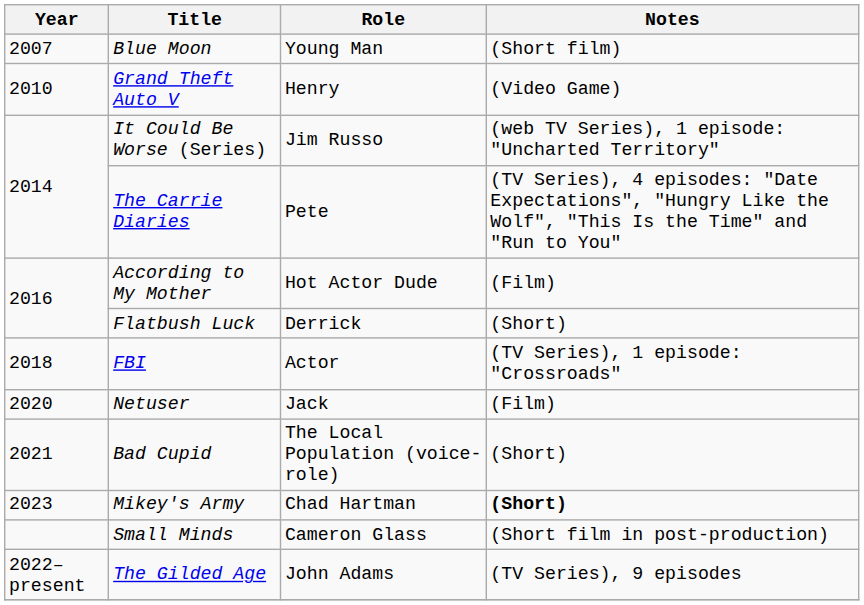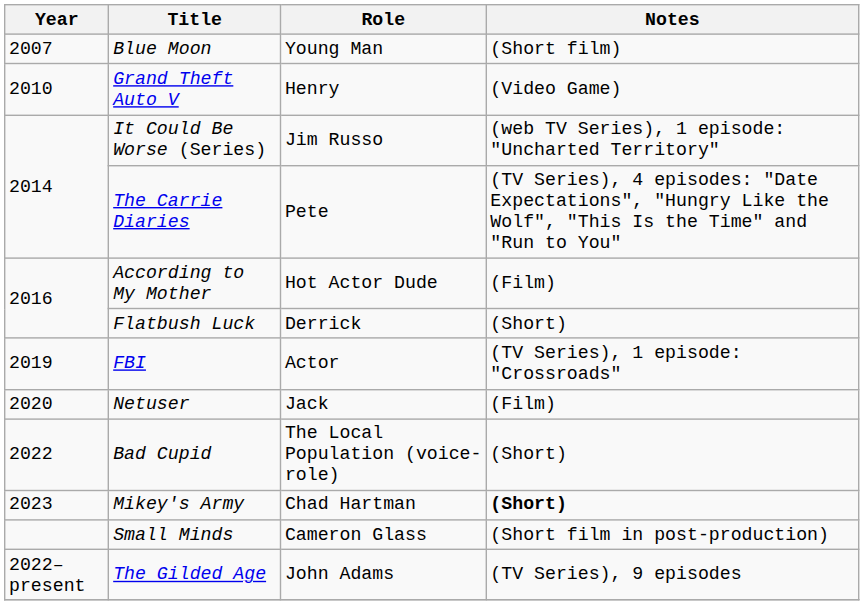(31, 364) 2018 -> (31, 364) 2019
(31, 454) 2021 -> (31, 454) 2022
